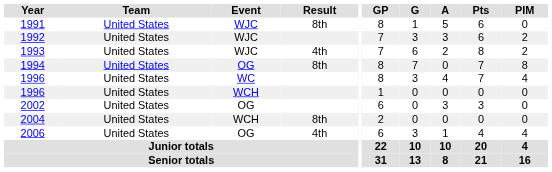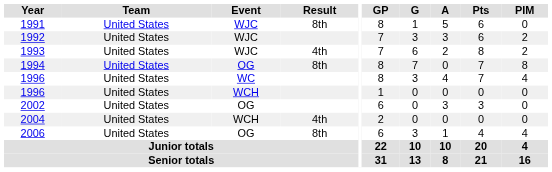(320, 119) 8th -> (320, 119) 4th
(320, 133) 4th -> (320, 133) 8th
